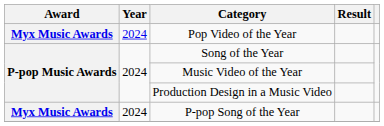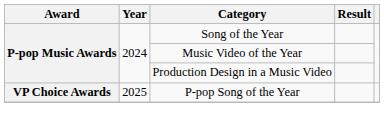- row: (242, 33)
(62, 111) Myx Music Awards -> (62, 92) VP Choice Awards
(135, 111) 2024 -> (135, 92) 2025
